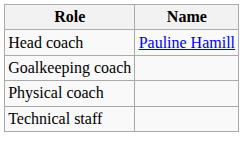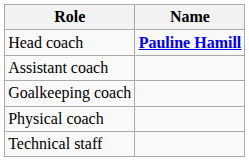(187, 42) normal -> (190, 42) bold
+ row: (58, 67)
